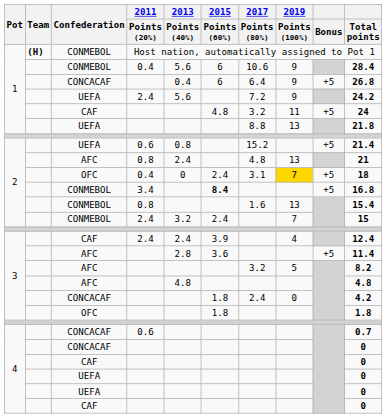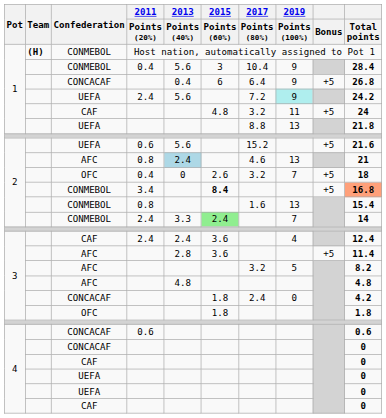(220, 67) 6 -> (220, 67) 3
(257, 67) 10.6 -> (257, 67) 10.4
(294, 96) no background -> (294, 96) paleturquoise background
(183, 145) 0.8 -> (183, 145) 5.6
(363, 145) 21.4 -> (363, 145) 21.6
(183, 160) no background -> (183, 160) lightblue background
(257, 160) 4.8 -> (257, 160) 4.6
(220, 175) 2.4 -> (220, 175) 2.6
(257, 175) 3.1 -> (257, 175) 3.2
(294, 175) gold background -> (294, 175) no background
(363, 190) no background -> (363, 190) lightsalmon background
(183, 219) 3.2 -> (183, 219) 3.3
(220, 219) no background -> (220, 219) lightgreen background
(363, 219) 15 -> (363, 219) 14
(220, 239) 3.9 -> (220, 239) 3.6
(363, 332) 0.7 -> (363, 332) 0.6
